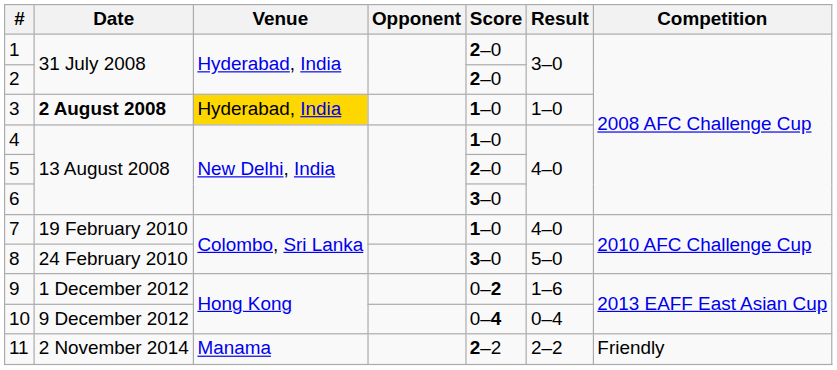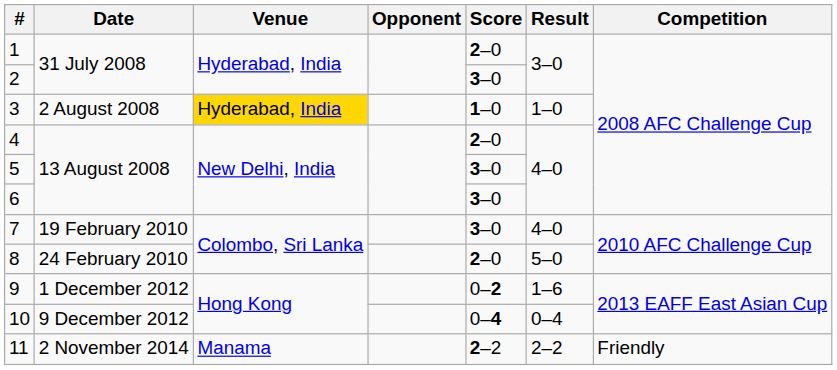(486, 79) 2–0 -> (486, 79) 3–0
(102, 109) bold -> (99, 109) normal
(486, 139) 1–0 -> (486, 139) 2–0
(486, 169) 2–0 -> (486, 169) 3–0
(486, 229) 1–0 -> (486, 229) 3–0
(486, 259) 3–0 -> (486, 259) 2–0
